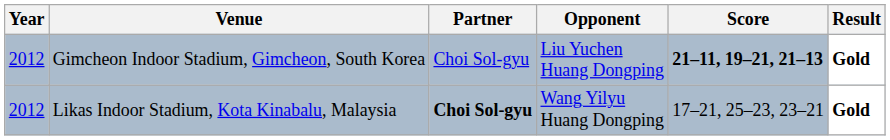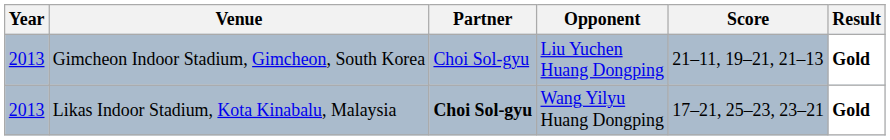(27, 59) 2012 -> (27, 59) 2013
(748, 59) bold -> (748, 59) normal
(27, 110) 2012 -> (27, 110) 2013
